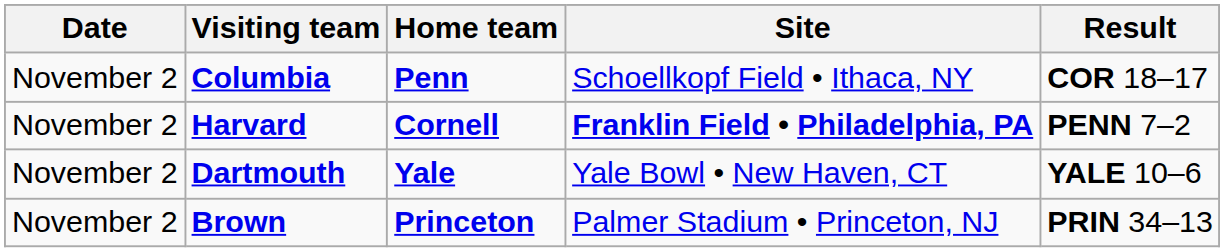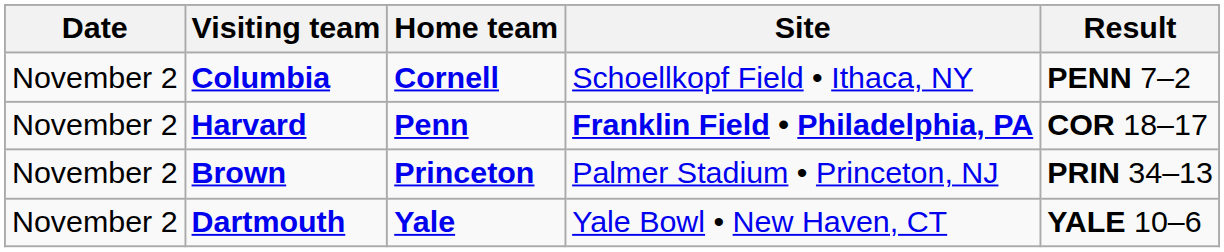(431, 76) Penn -> (447, 76) Cornell
(1128, 76) COR 18–17 -> (1119, 76) PENN 7–2
(447, 125) Cornell -> (431, 125) Penn
(1119, 125) PENN 7–2 -> (1128, 125) COR 18–17
rows swapped: (268, 173) <-> (239, 221)
